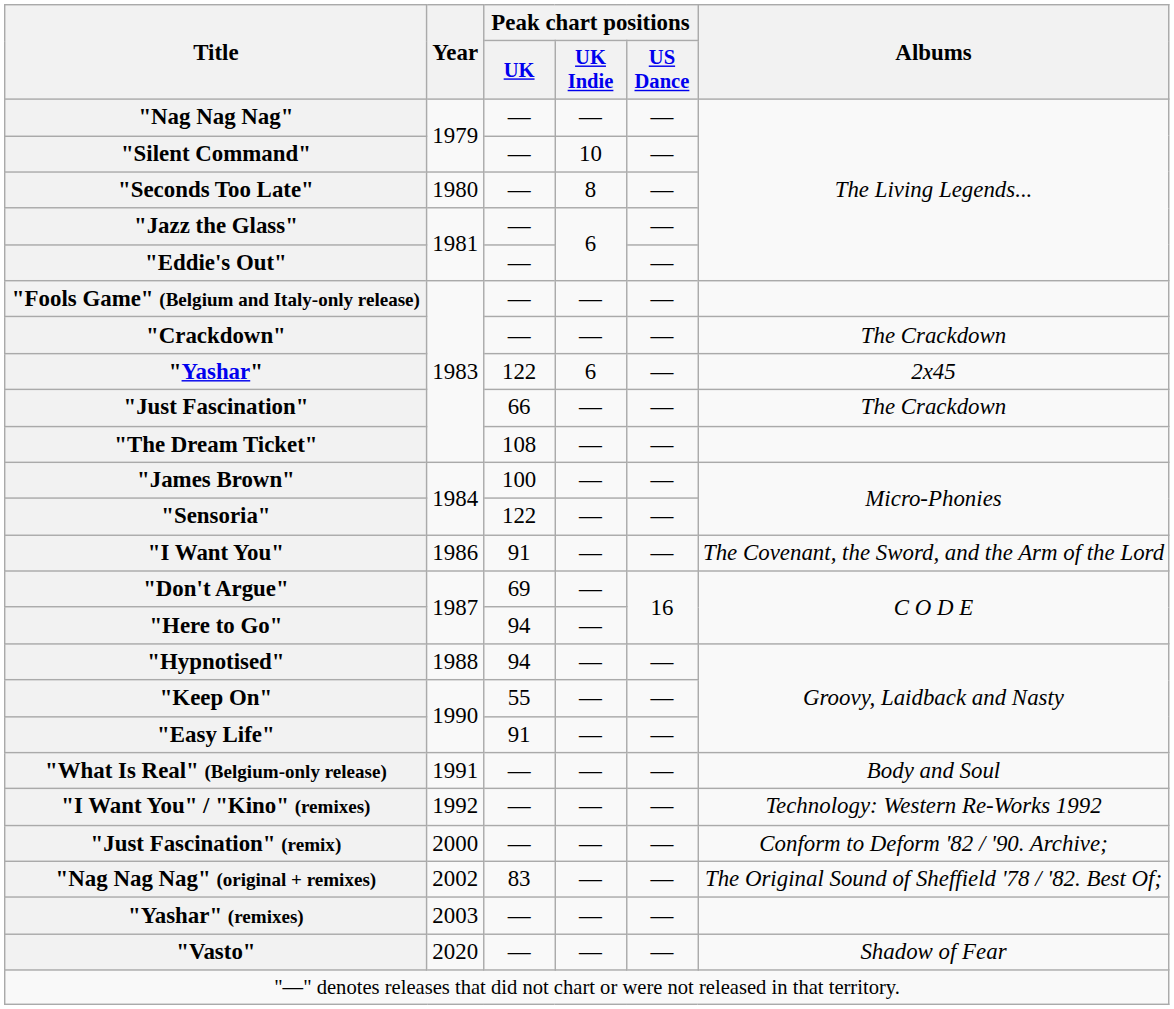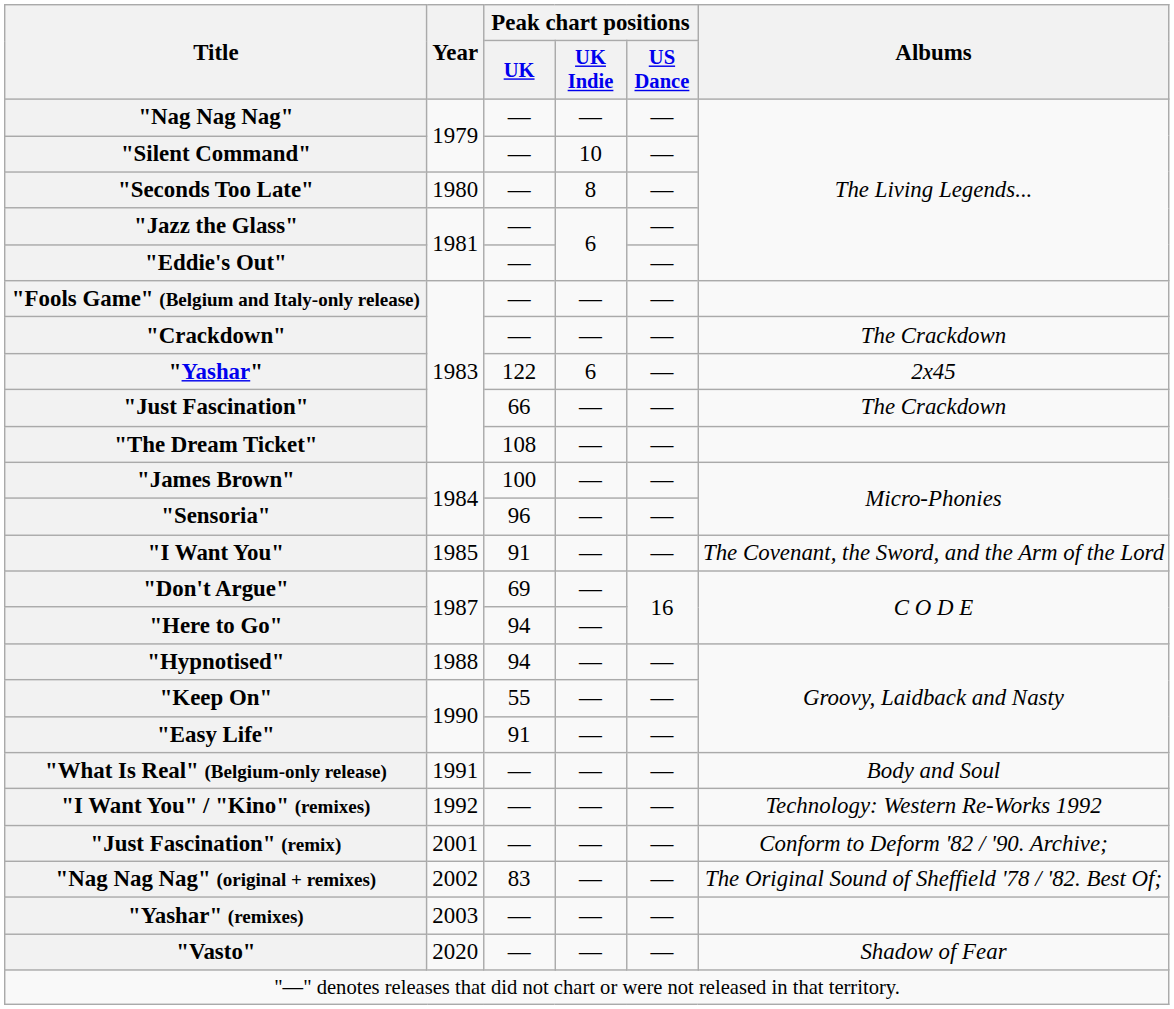(519, 516) 122 -> (519, 516) 96
(455, 552) 1986 -> (455, 552) 1985
(455, 842) 2000 -> (455, 842) 2001
